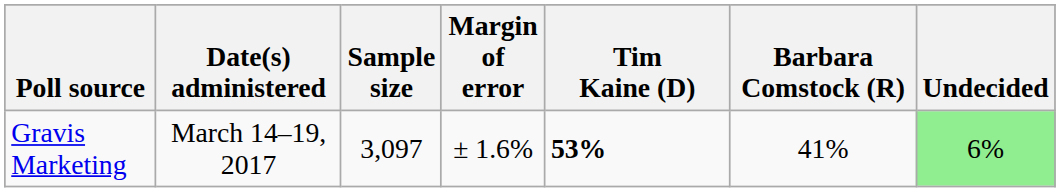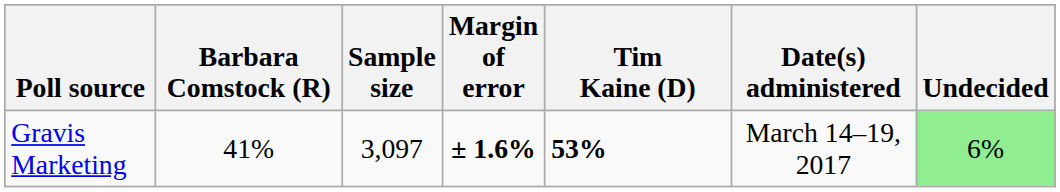columns swapped: (249, 73) <-> (823, 73)
(493, 148) normal -> (493, 148) bold
